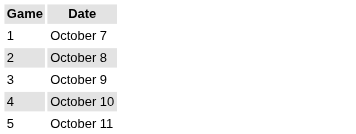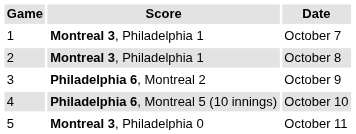+ column: (164, 14)
